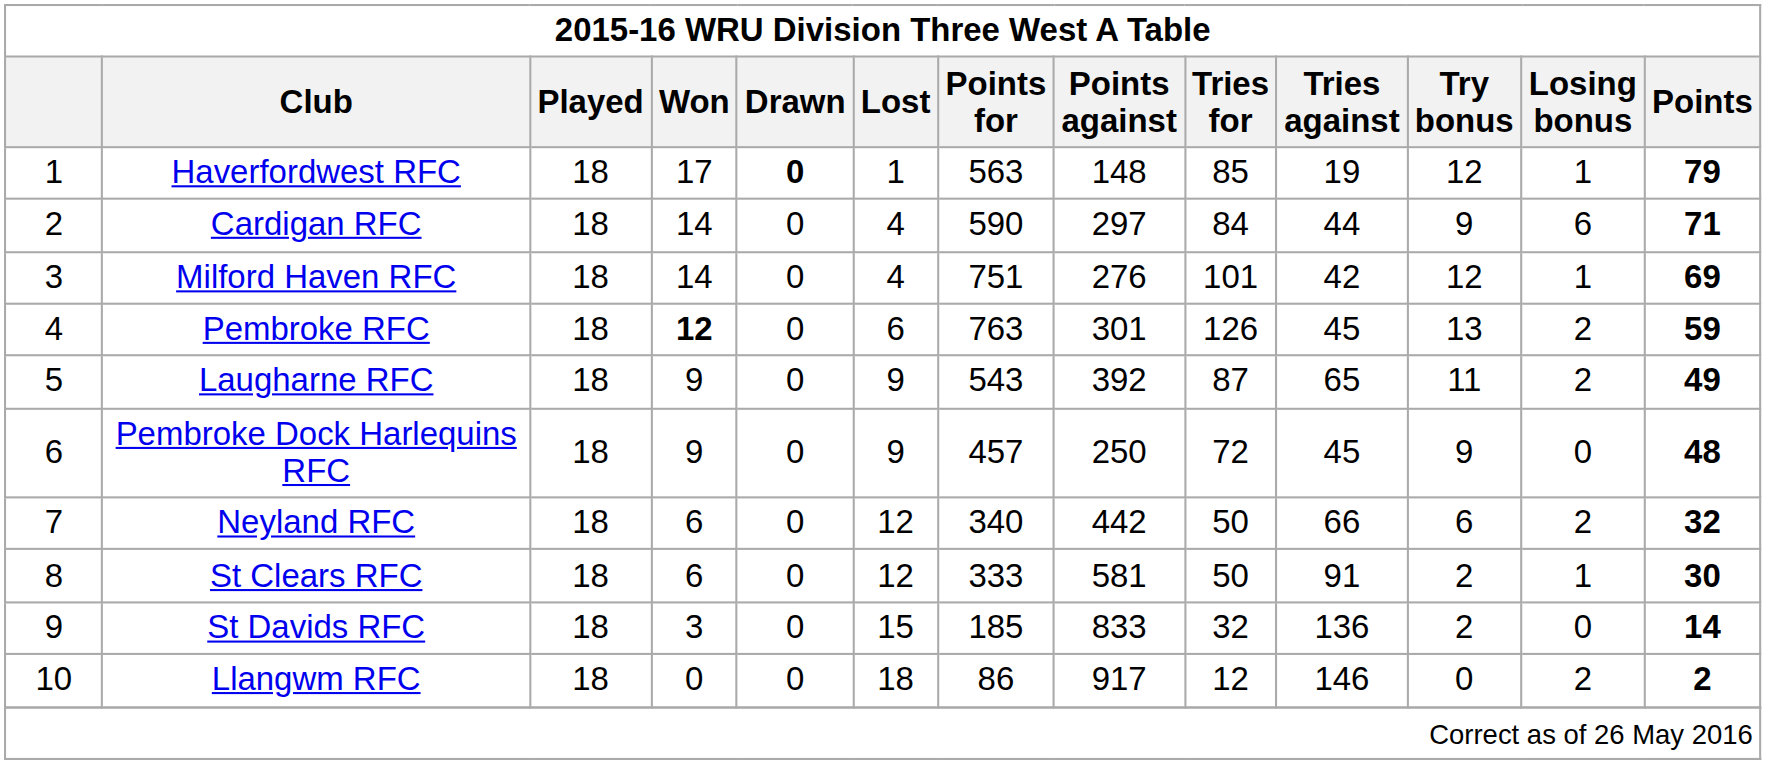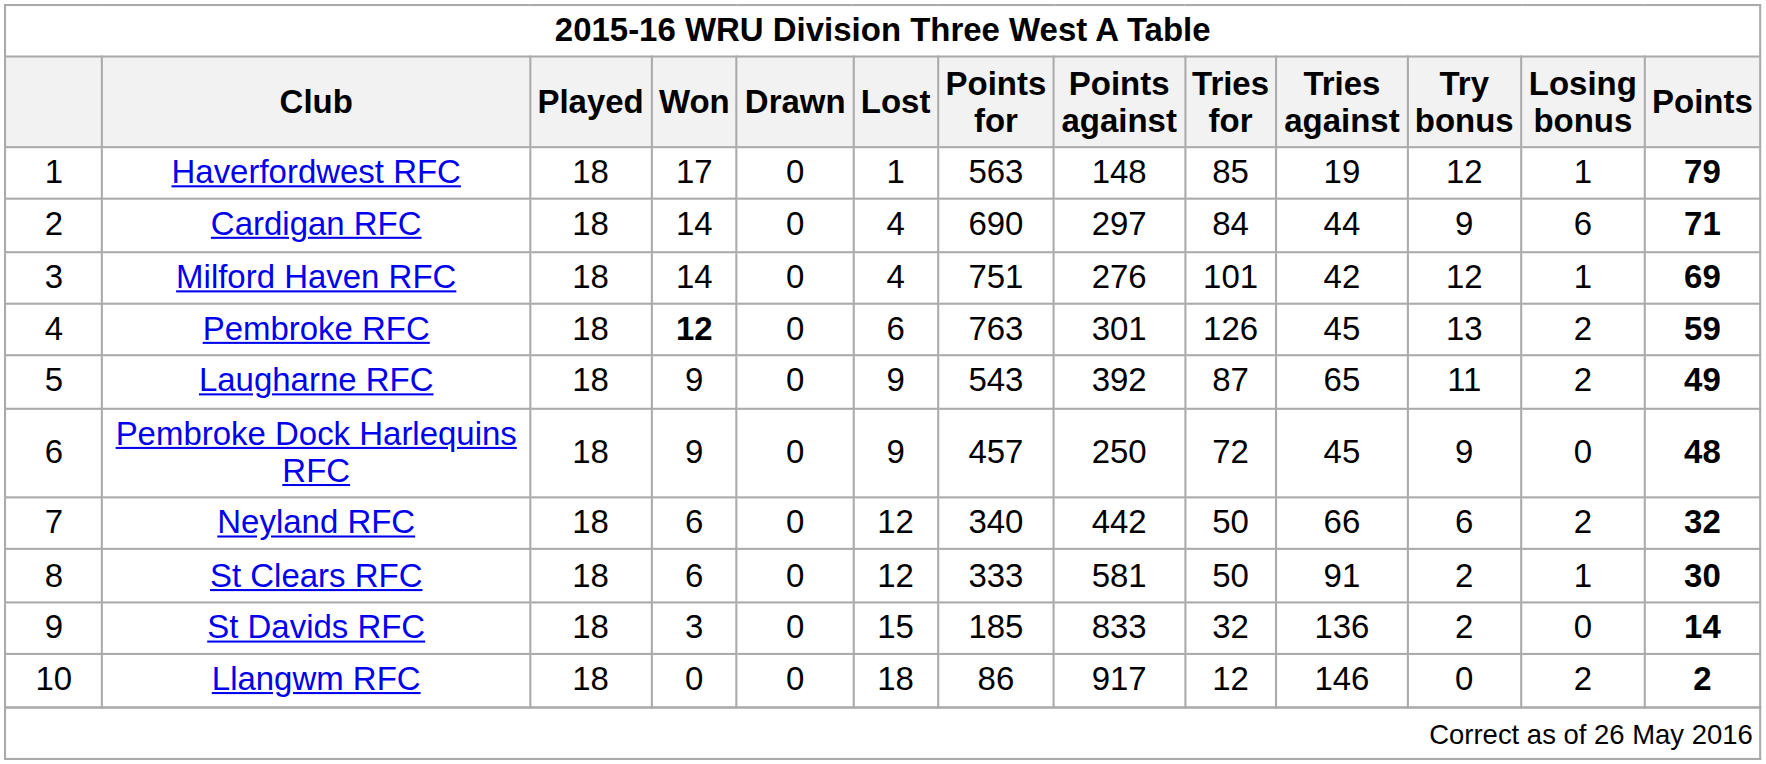(795, 172) bold -> (795, 172) normal
(996, 224) 590 -> (996, 224) 690
